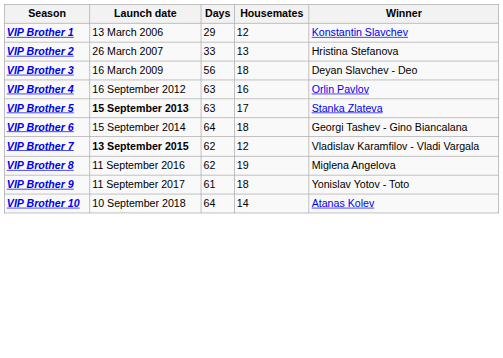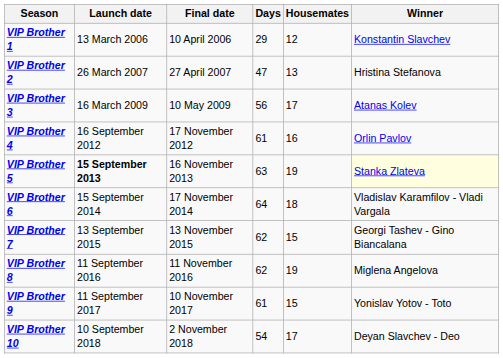+ column: (210, 14)
(209, 52) 33 -> (261, 73) 47
(243, 70) 18 -> (292, 105) 17
(365, 70) Deyan Slavchev - Deo -> (385, 105) Atanas Kolev
(209, 89) 63 -> (261, 138) 61
(243, 108) 17 -> (292, 171) 19
(347, 108) no background -> (389, 171) lightyellow background
(390, 127) Georgi Tashev - Gino Biancalana -> (418, 204) Vladislav Karamfilov - Vladi Vargala
(140, 146) bold -> (110, 237) normal
(243, 146) 12 -> (292, 237) 15
(395, 146) Vladislav Karamfilov - Vladi Vargala -> (404, 237) Georgi Tashev - Gino Biancalana
(243, 184) 18 -> (292, 303) 15
(209, 203) 64 -> (261, 336) 54
(243, 203) 14 -> (292, 336) 17
(343, 203) Atanas Kolev -> (407, 336) Deyan Slavchev - Deo
